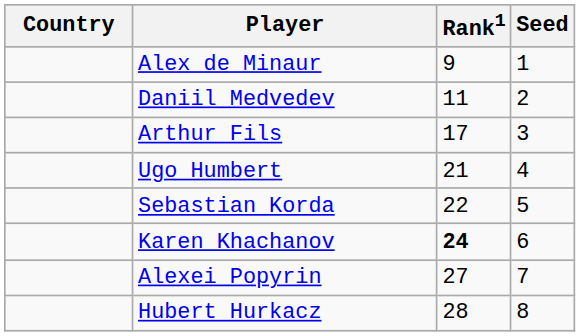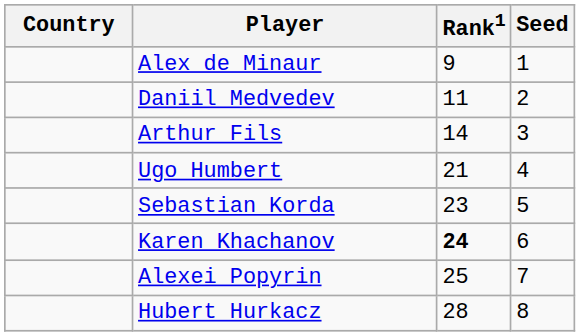(456, 135) 17 -> (456, 135) 14
(456, 206) 22 -> (456, 206) 23
(456, 277) 27 -> (456, 277) 25
